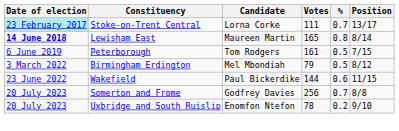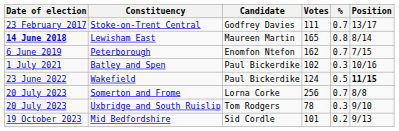(46, 25) paleturquoise background -> (46, 25) no background
(252, 25) Lorna Corke -> (260, 25) Godfrey Davies
(252, 52) Tom Rodgers -> (260, 52) Enomfon Ntefon
(311, 52) 161 -> (311, 52) 162
(340, 52) 0.5 -> (340, 52) 0.7
+ row: (128, 65)
- row: (141, 65)
(311, 79) 144 -> (311, 79) 124
(340, 79) 0.6 -> (340, 79) 0.5
(364, 79) normal -> (364, 79) bold
(260, 92) Godfrey Davies -> (252, 92) Lorna Corke
(260, 106) Enomfon Ntefon -> (252, 106) Tom Rodgers
(340, 106) 0.2 -> (340, 106) 0.3
+ row: (130, 120)
